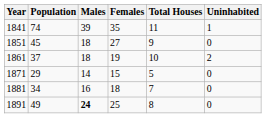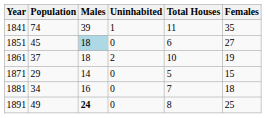columns swapped: (127, 12) <-> (233, 12)
(86, 43) no background -> (86, 43) lightblue background
(151, 43) 9 -> (169, 43) 6
